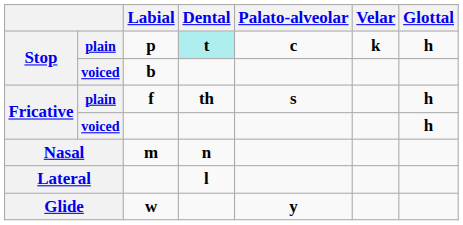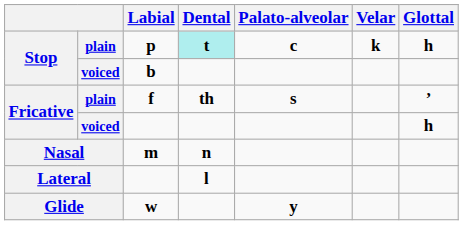(429, 98) h -> (429, 98) ʼ
